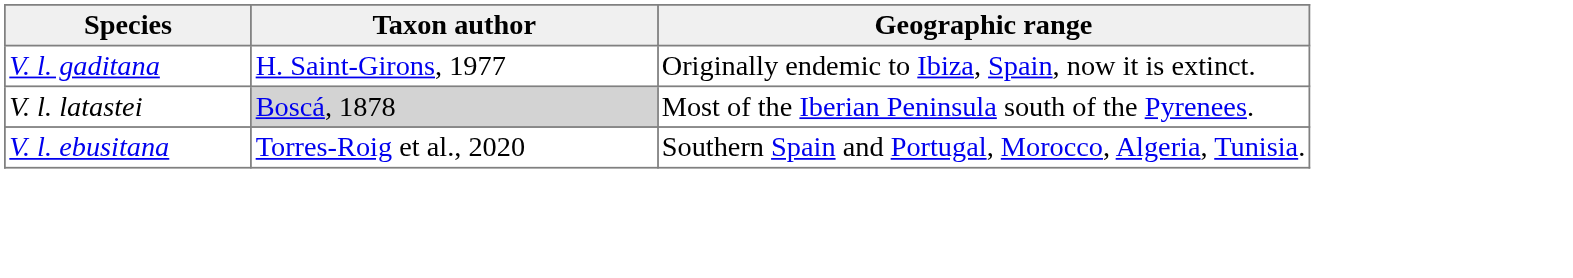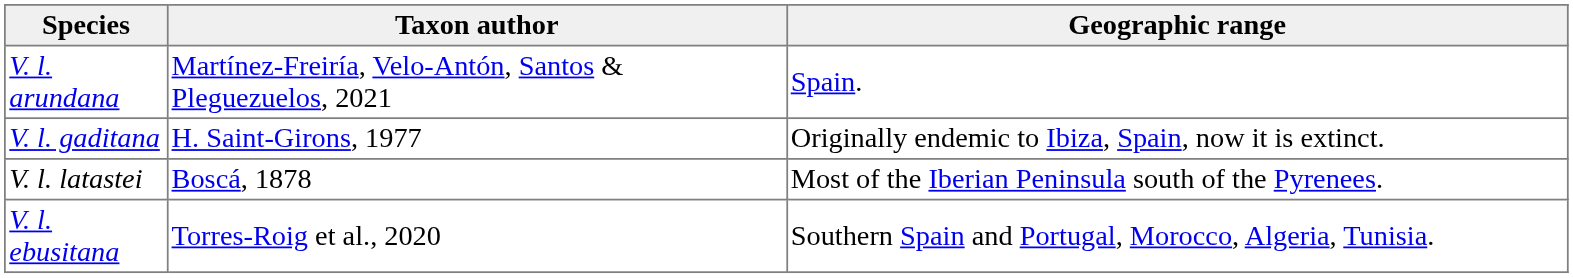+ row: (64, 81)
(326, 106) lightgrey background -> (242, 178) no background
